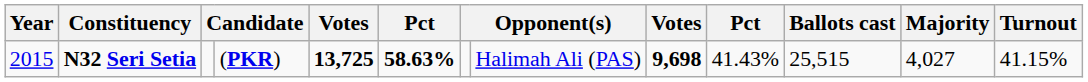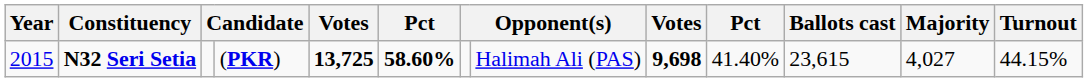(419, 58) 58.63% -> (419, 58) 58.60%
(745, 58) 41.43% -> (745, 58) 41.40%
(819, 58) 25,515 -> (819, 58) 23,615
(1033, 58) 41.15% -> (1033, 58) 44.15%
